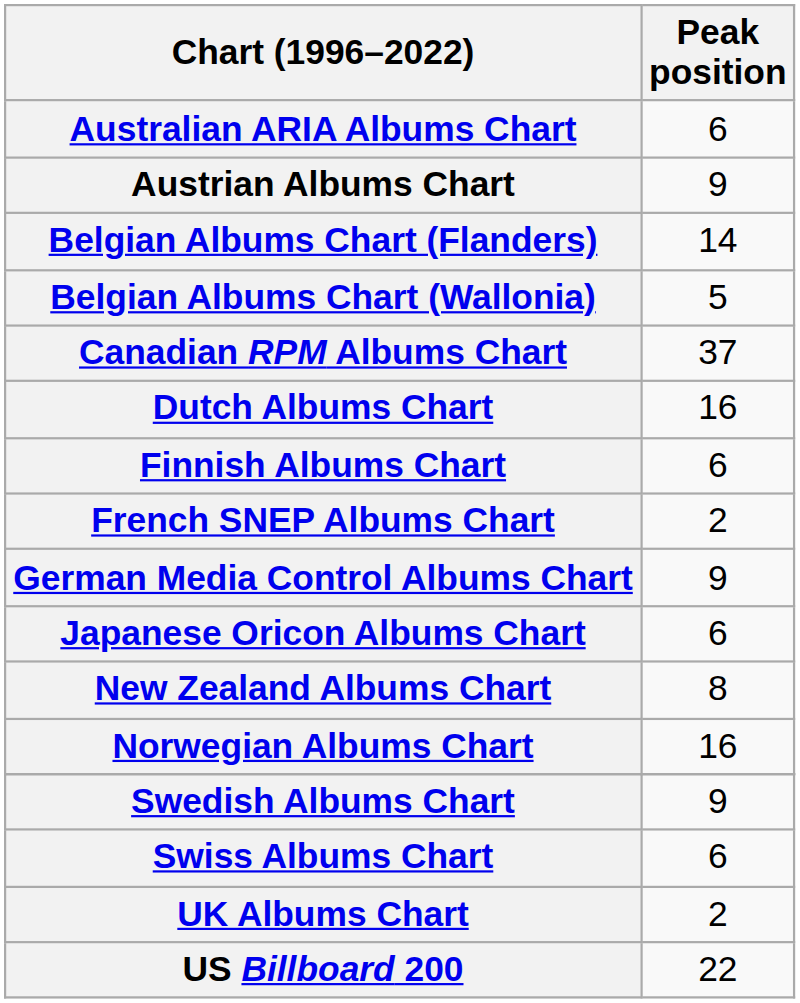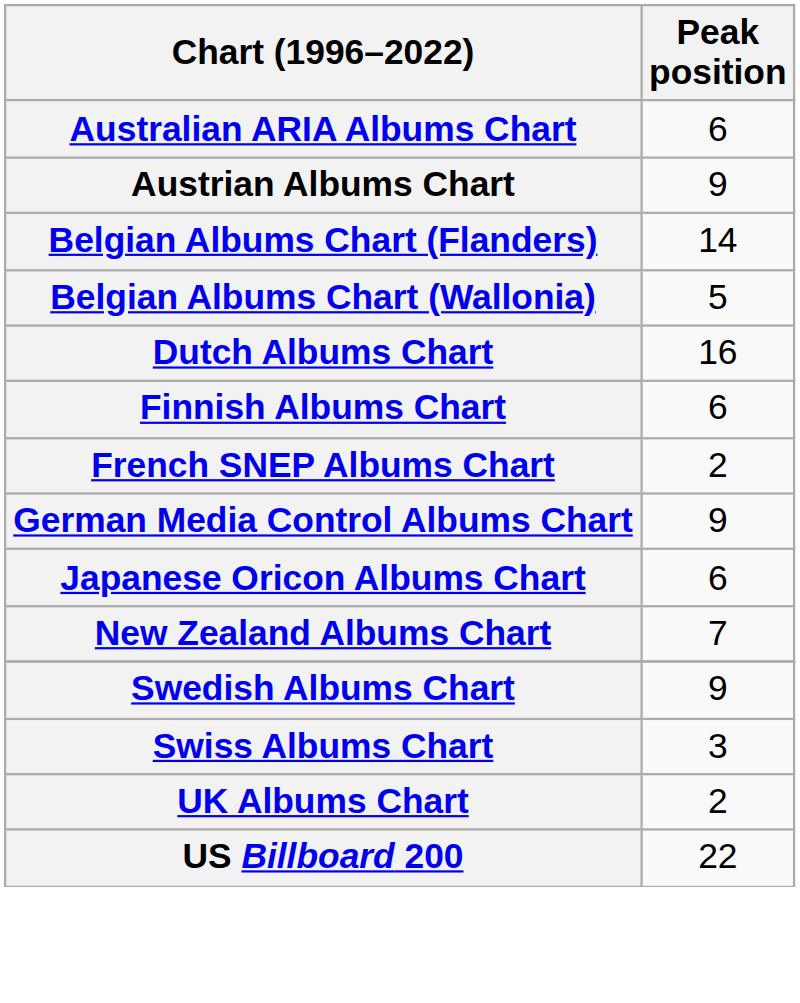- row: (323, 352)
(718, 689) 8 -> (718, 633) 7
- row: (323, 745)
(718, 857) 6 -> (718, 745) 3
